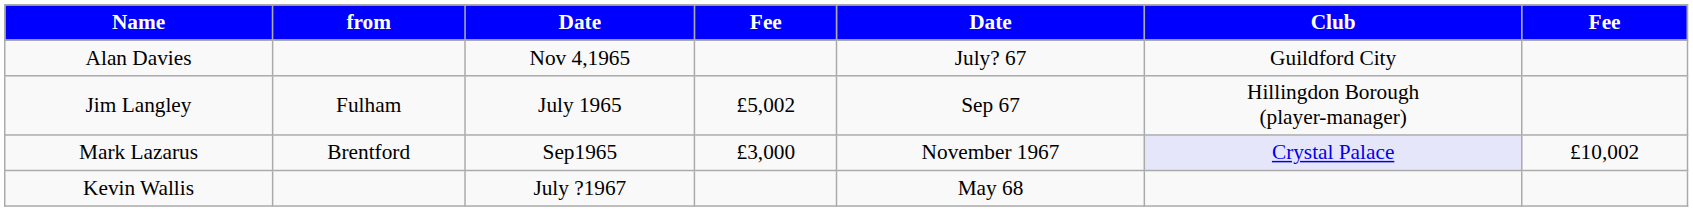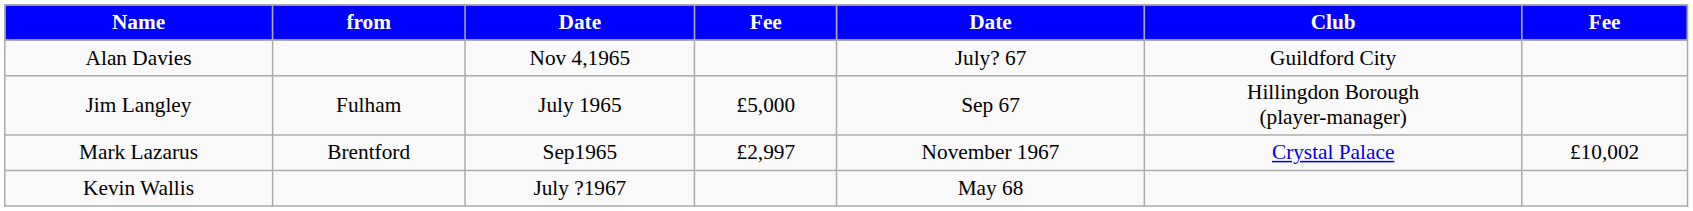(766, 105) £5,002 -> (766, 105) £5,000
(766, 153) £3,000 -> (766, 153) £2,997
(1333, 153) lavender background -> (1333, 153) no background
